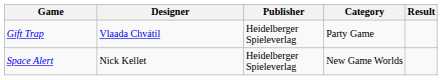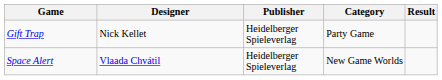(130, 34) Vlaada Chvátil -> (123, 34) Nick Kellet
(123, 61) Nick Kellet -> (130, 61) Vlaada Chvátil
